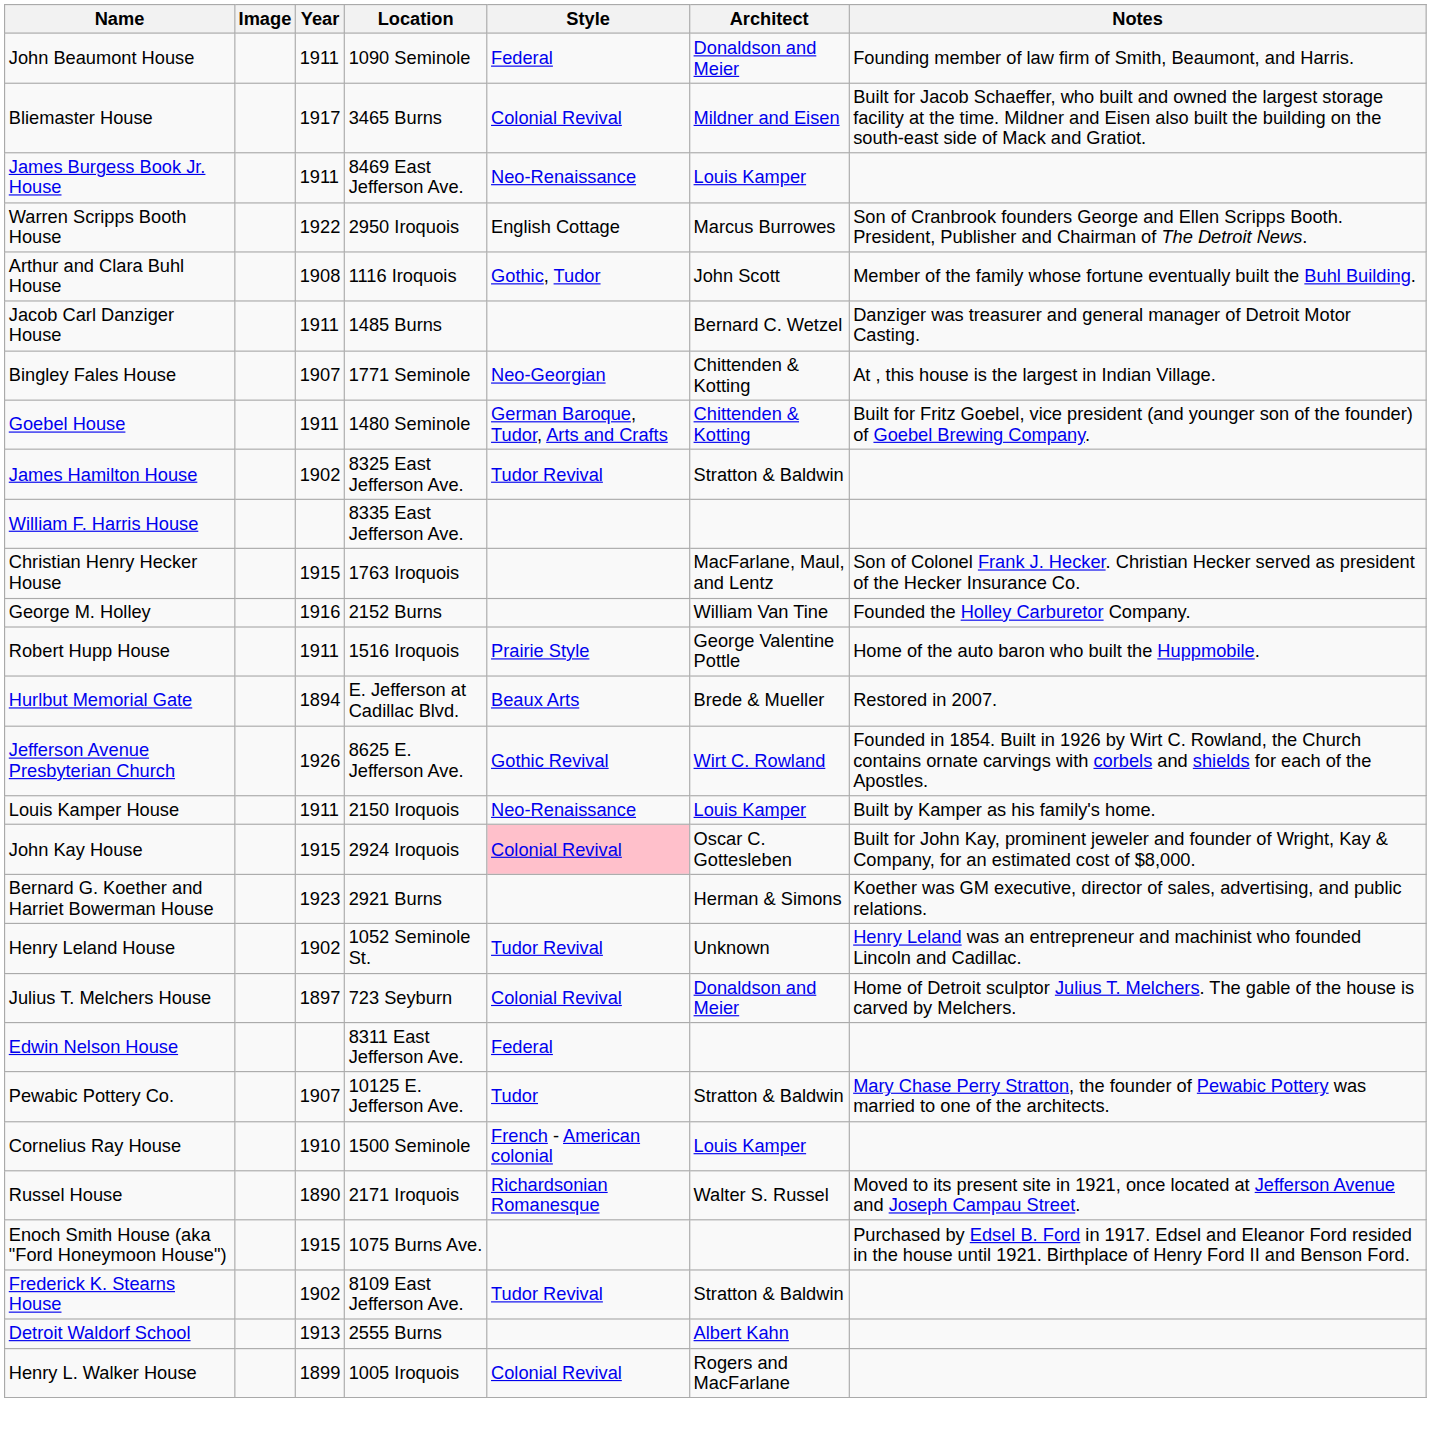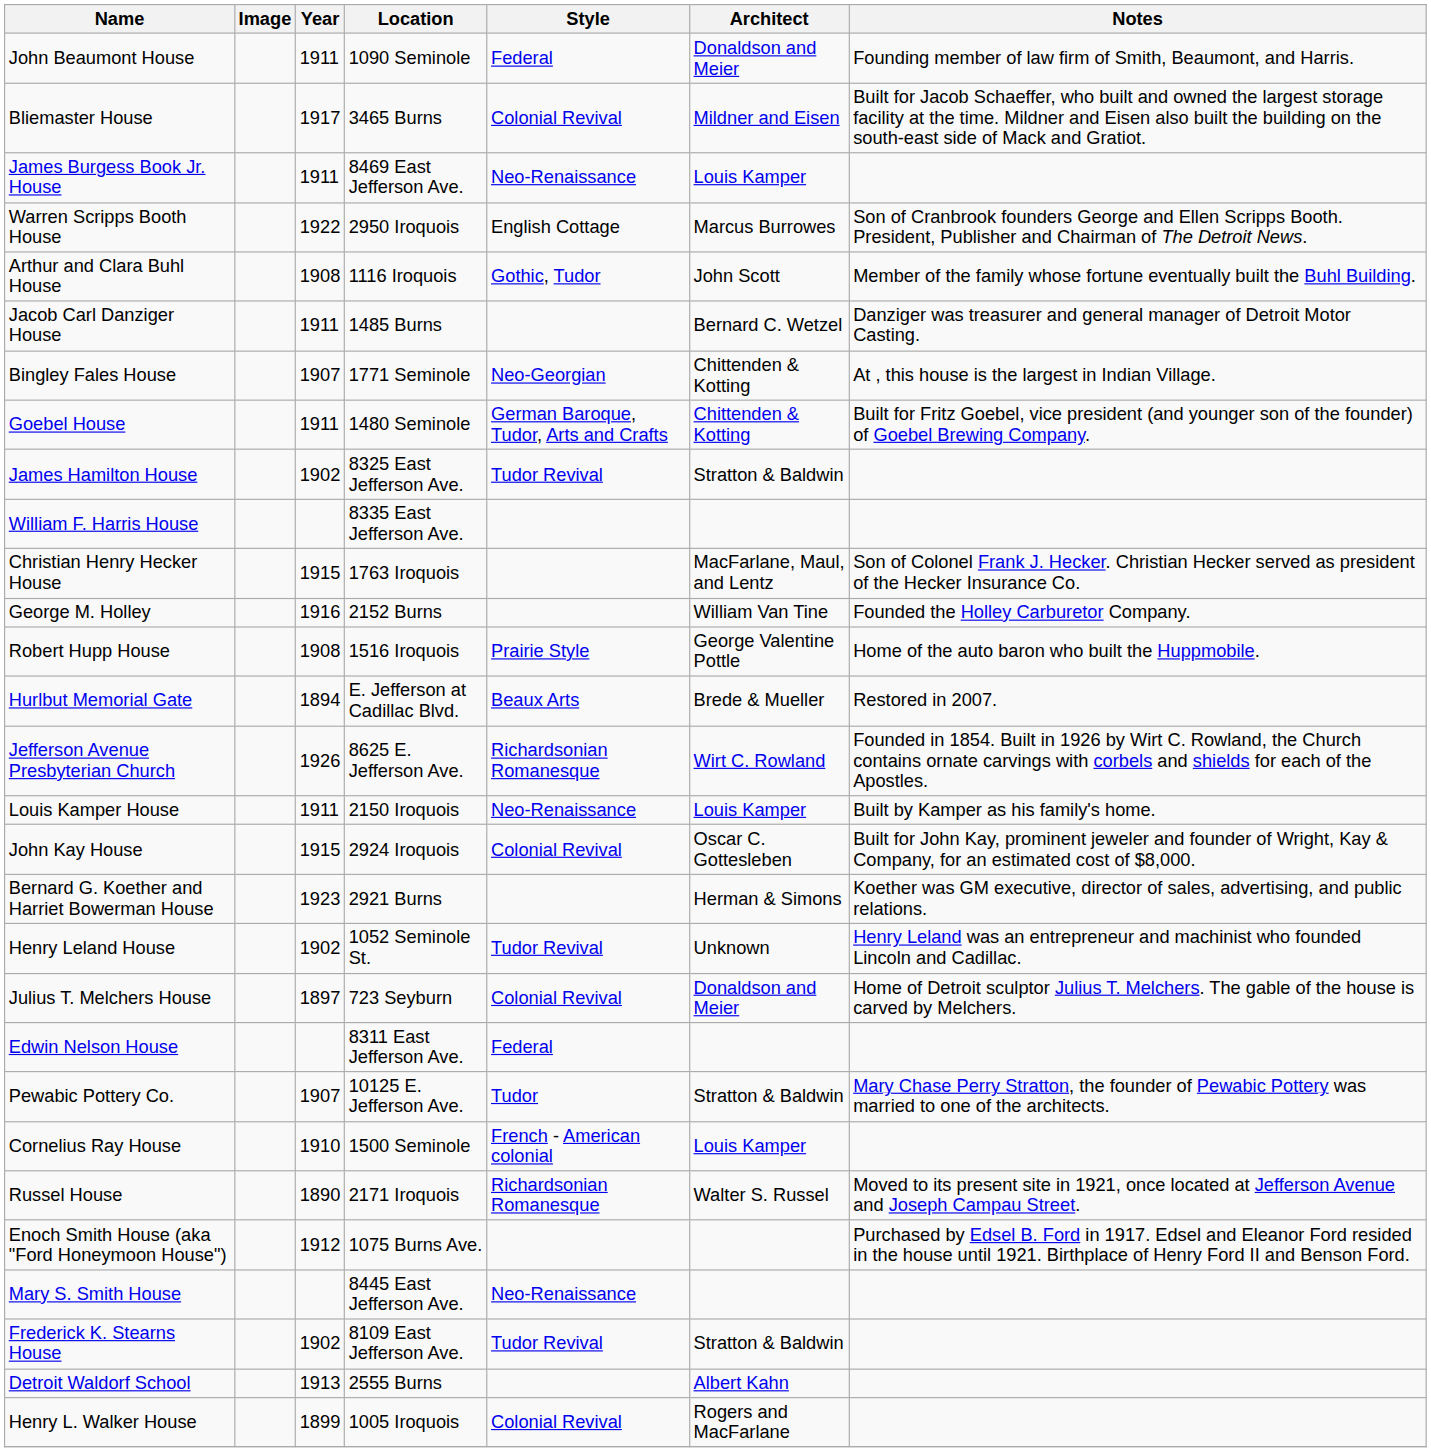(319, 651) 1911 -> (320, 651) 1908
(550, 760) Gothic Revival -> (549, 760) Richardsonian Romanesque
(556, 849) pink background -> (556, 849) no background
(320, 1244) 1915 -> (320, 1244) 1912
+ row: (95, 1294)
